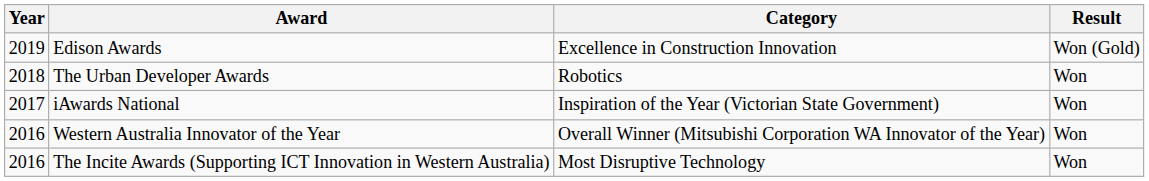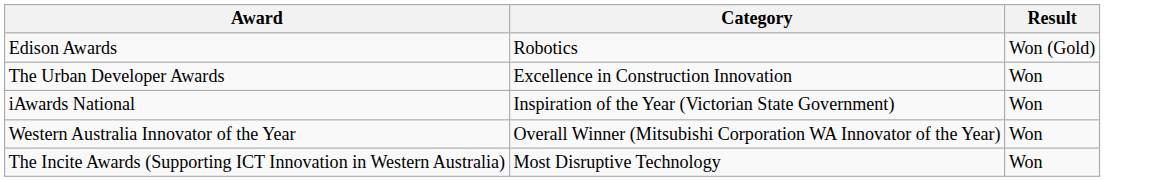- column: (27, 18)
(697, 47) Excellence in Construction Innovation -> (546, 47) Robotics
(590, 76) Robotics -> (653, 76) Excellence in Construction Innovation
